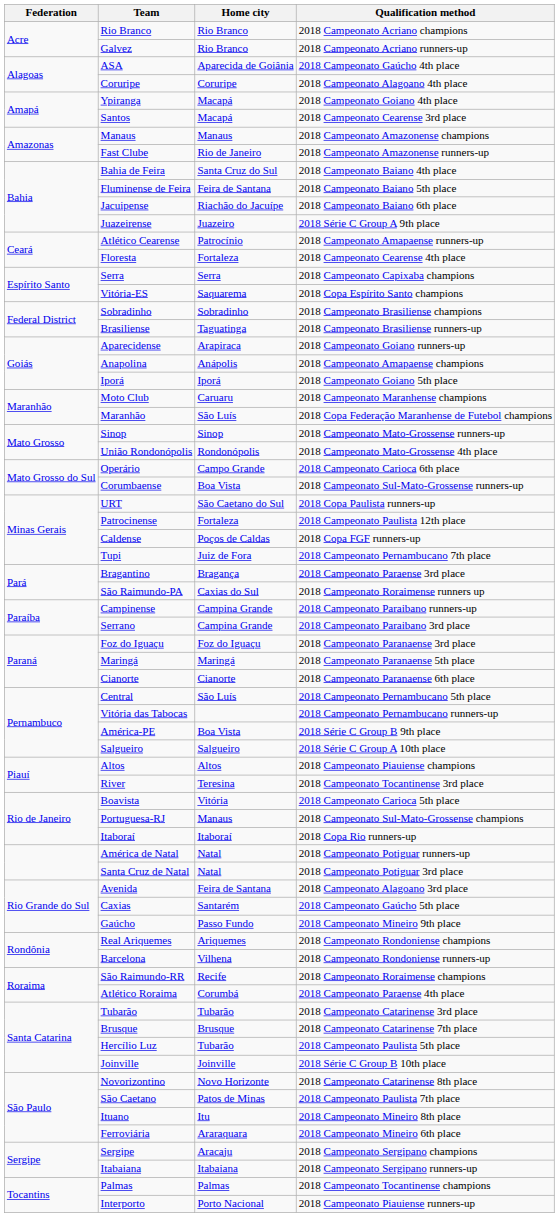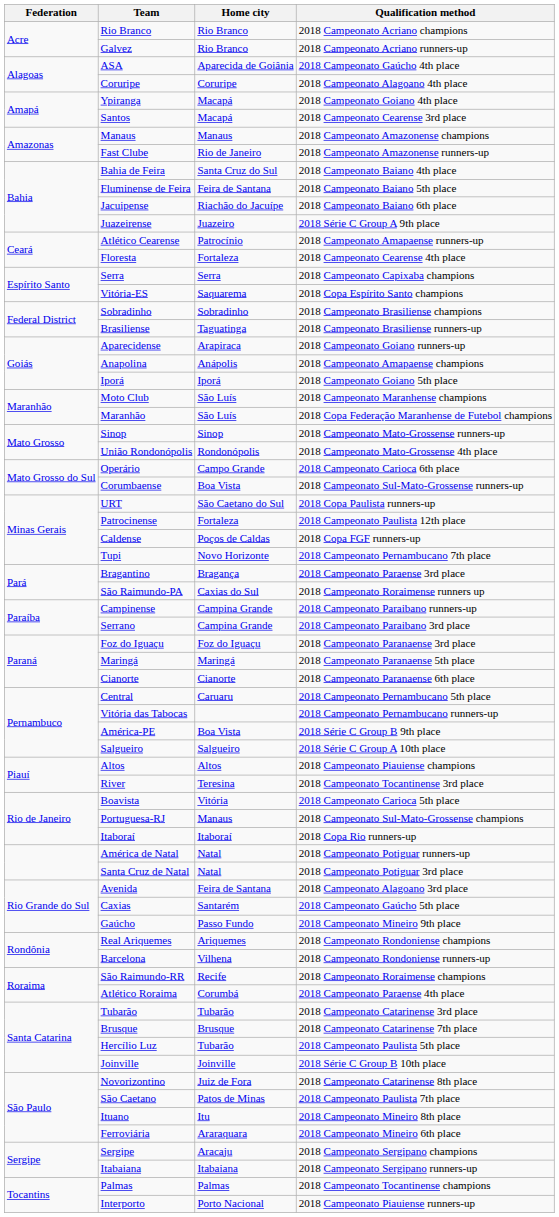(215, 398) Caruaru -> (217, 398) São Luís
(224, 556) Juiz de Fora -> (233, 556) Novo Horizonte
(217, 696) São Luís -> (215, 696) Caruaru
(233, 1081) Novo Horizonte -> (224, 1081) Juiz de Fora
